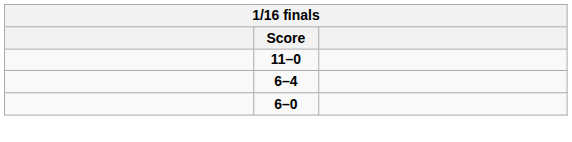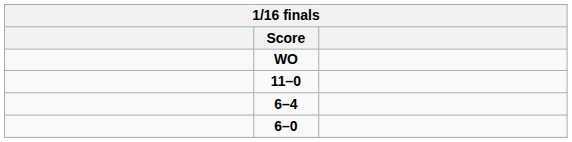+ row: (286, 60)
